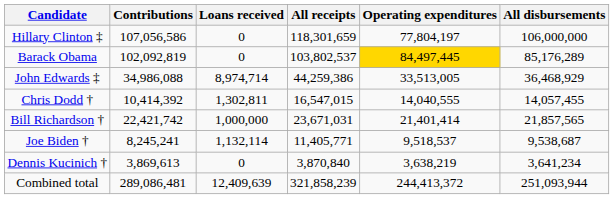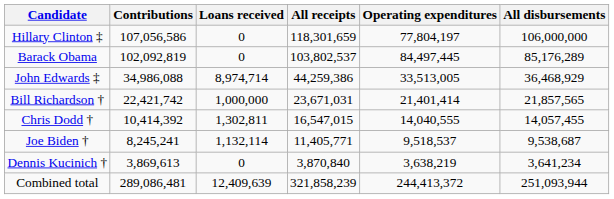(430, 57) gold background -> (430, 57) no background
rows swapped: (57, 120) <-> (57, 99)
